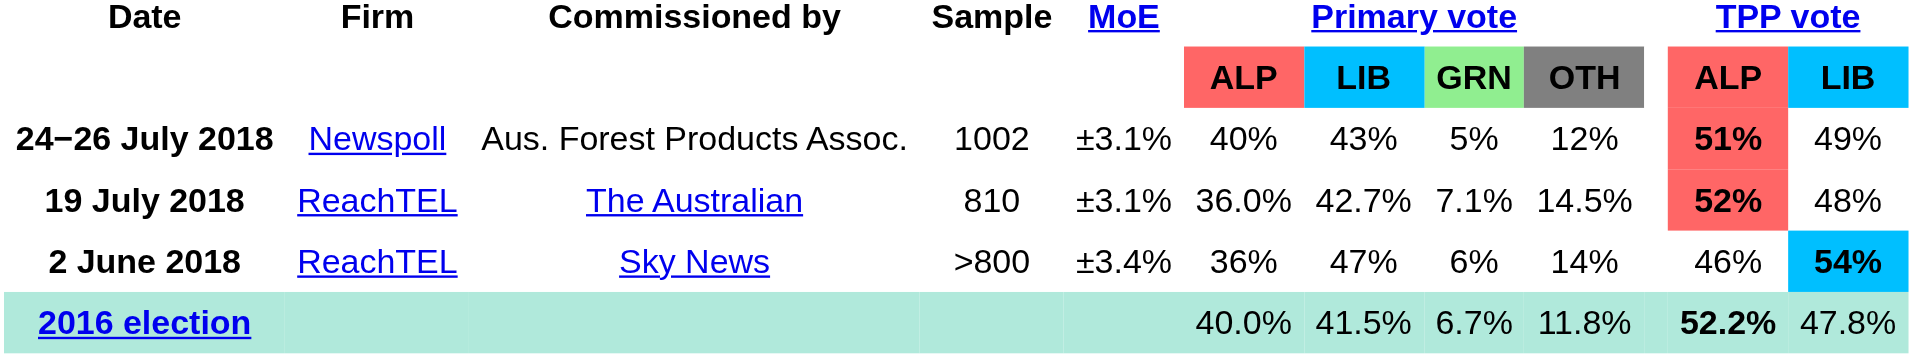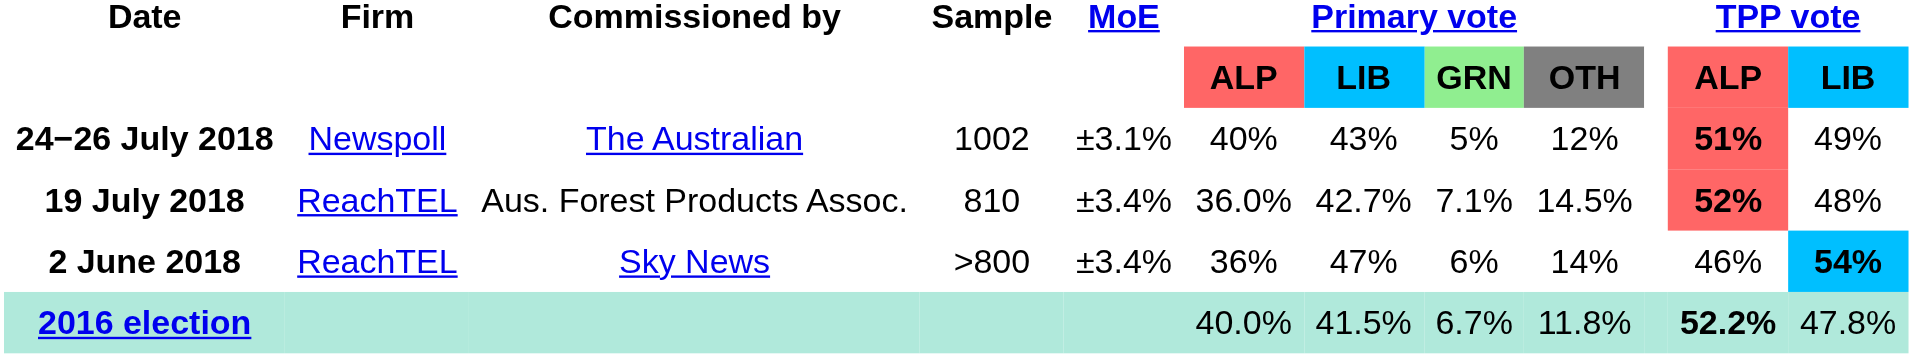(695, 138) Aus. Forest Products Assoc. -> (695, 138) The Australian
(695, 199) The Australian -> (695, 199) Aus. Forest Products Assoc.
(1124, 199) ±3.1% -> (1124, 199) ±3.4%
